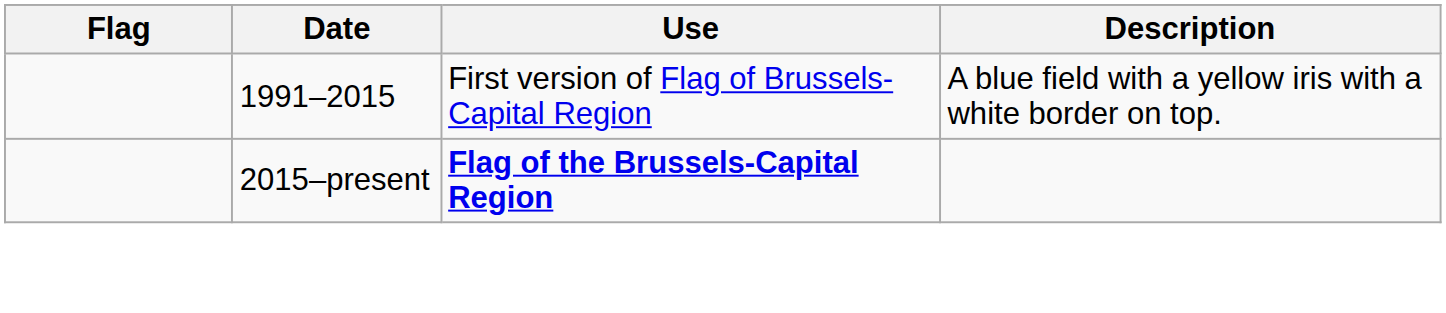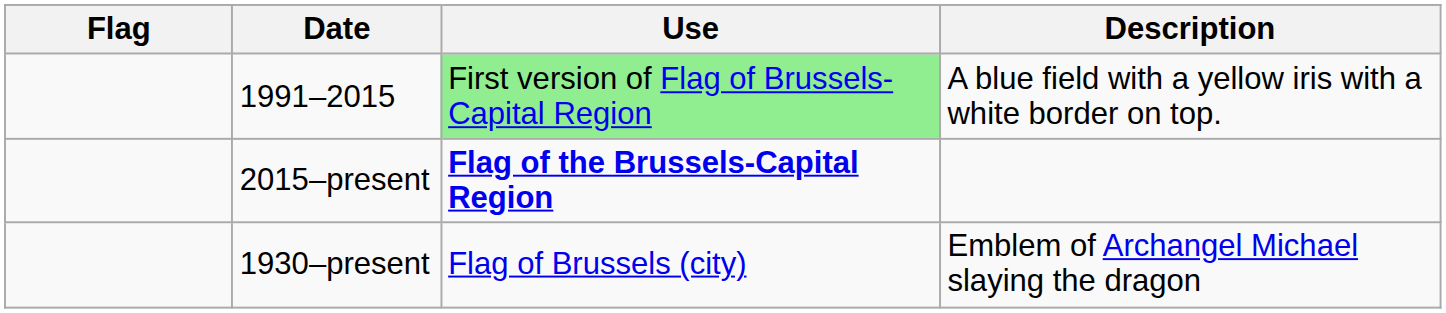(671, 95) no background -> (671, 95) lightgreen background
+ row: (335, 264)
